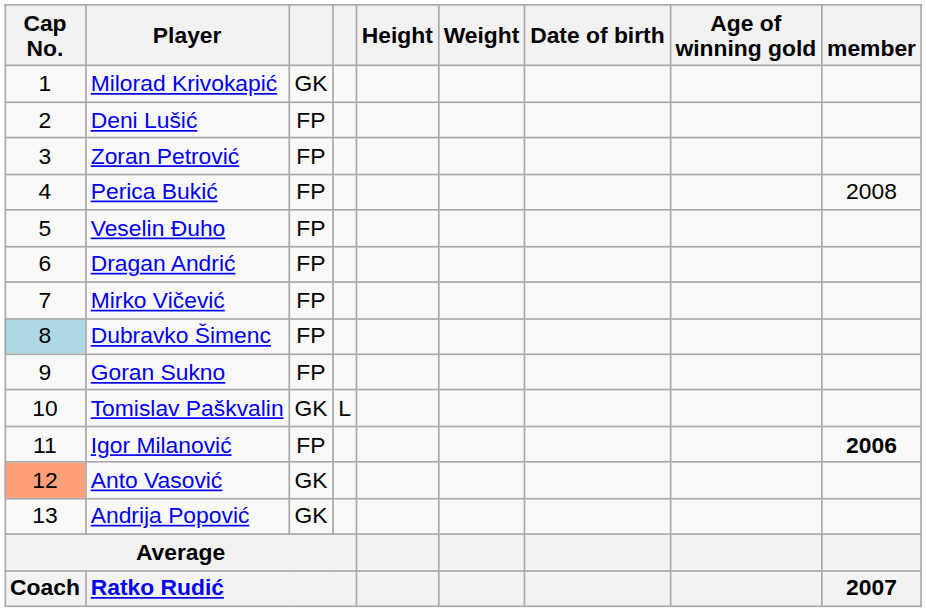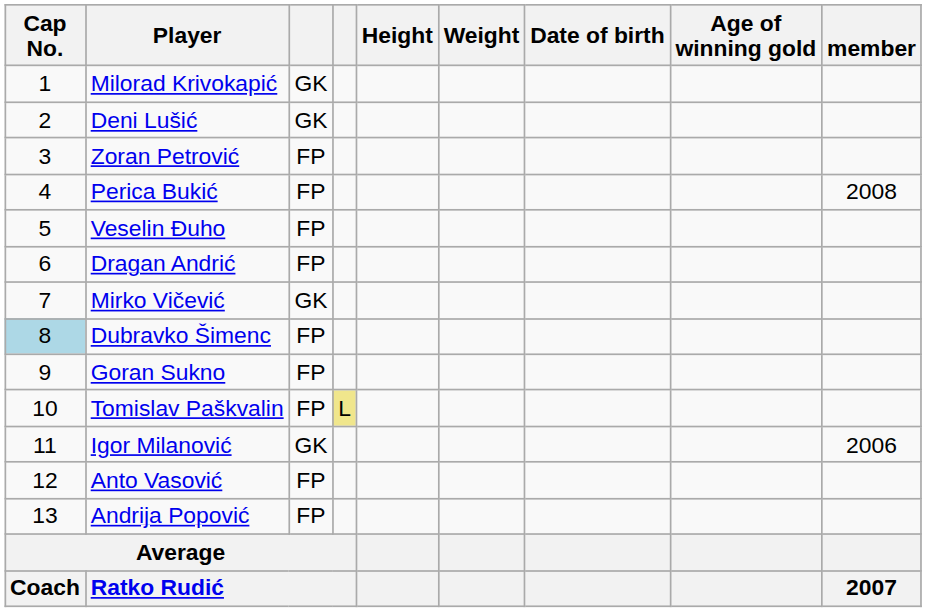(311, 120) FP -> (311, 120) GK
(311, 300) FP -> (311, 300) GK
(311, 408) GK -> (311, 408) FP
(345, 408) no background -> (345, 408) khaki background
(311, 444) FP -> (311, 444) GK
(872, 444) bold -> (872, 444) normal
(45, 480) lightsalmon background -> (45, 480) no background
(311, 480) GK -> (311, 480) FP
(311, 516) GK -> (311, 516) FP
